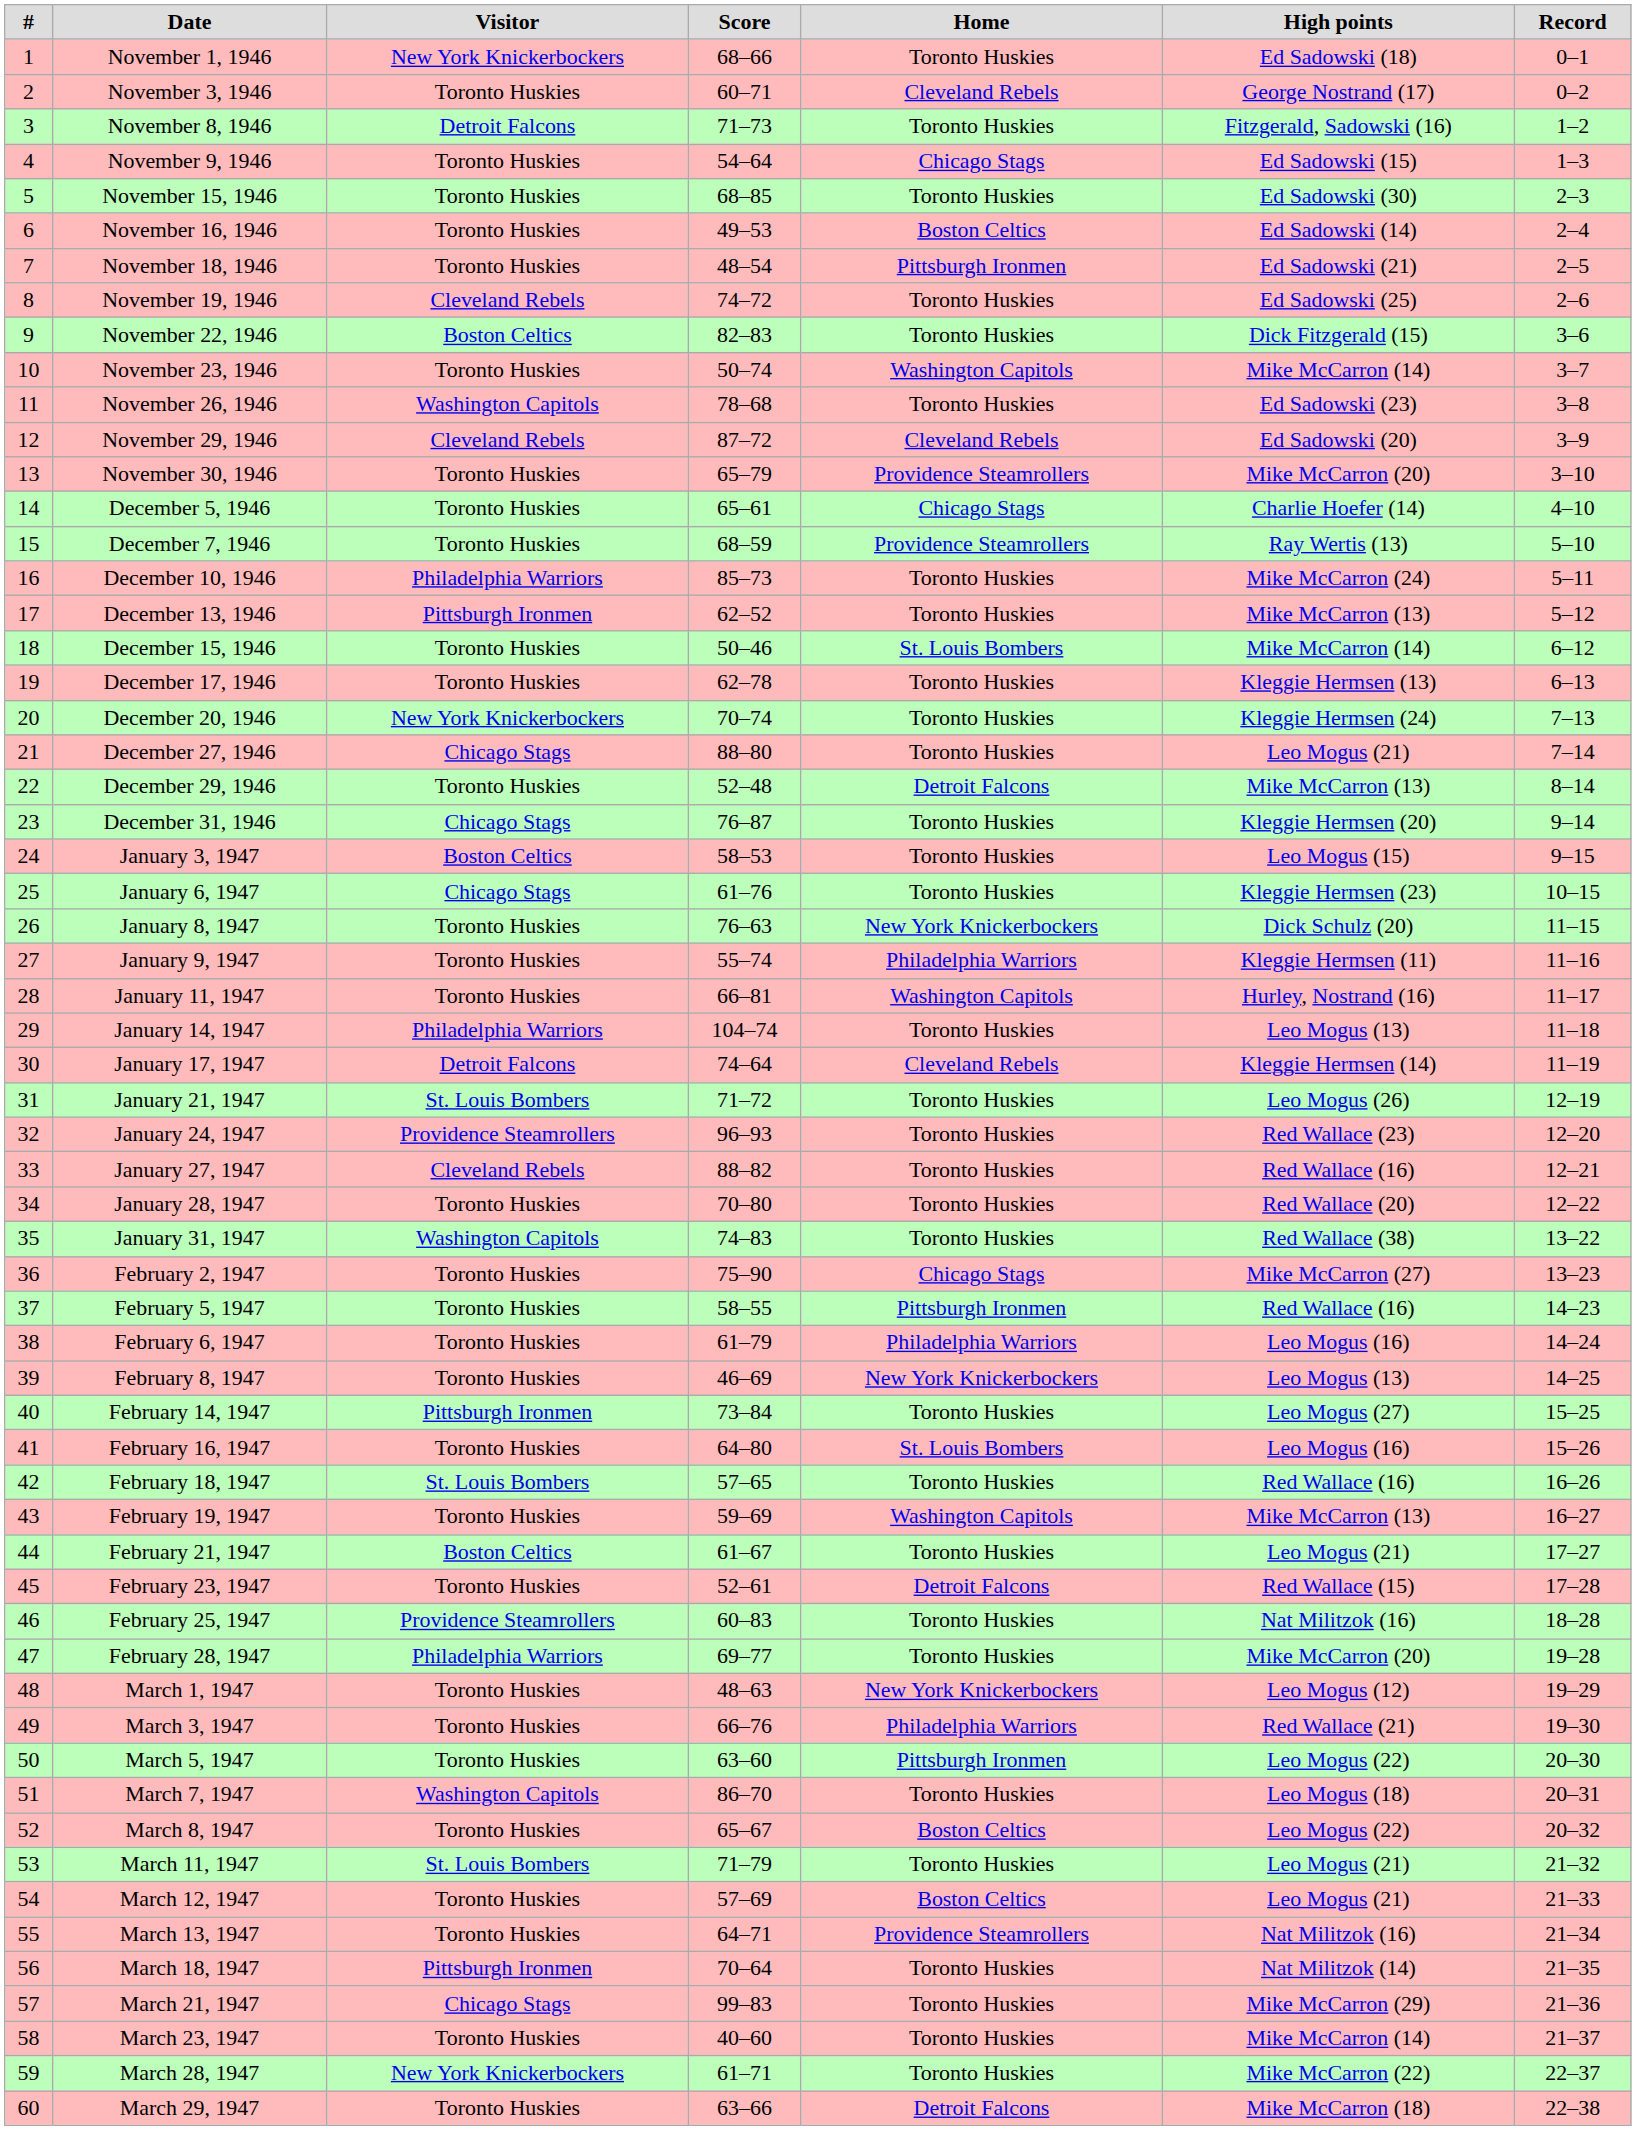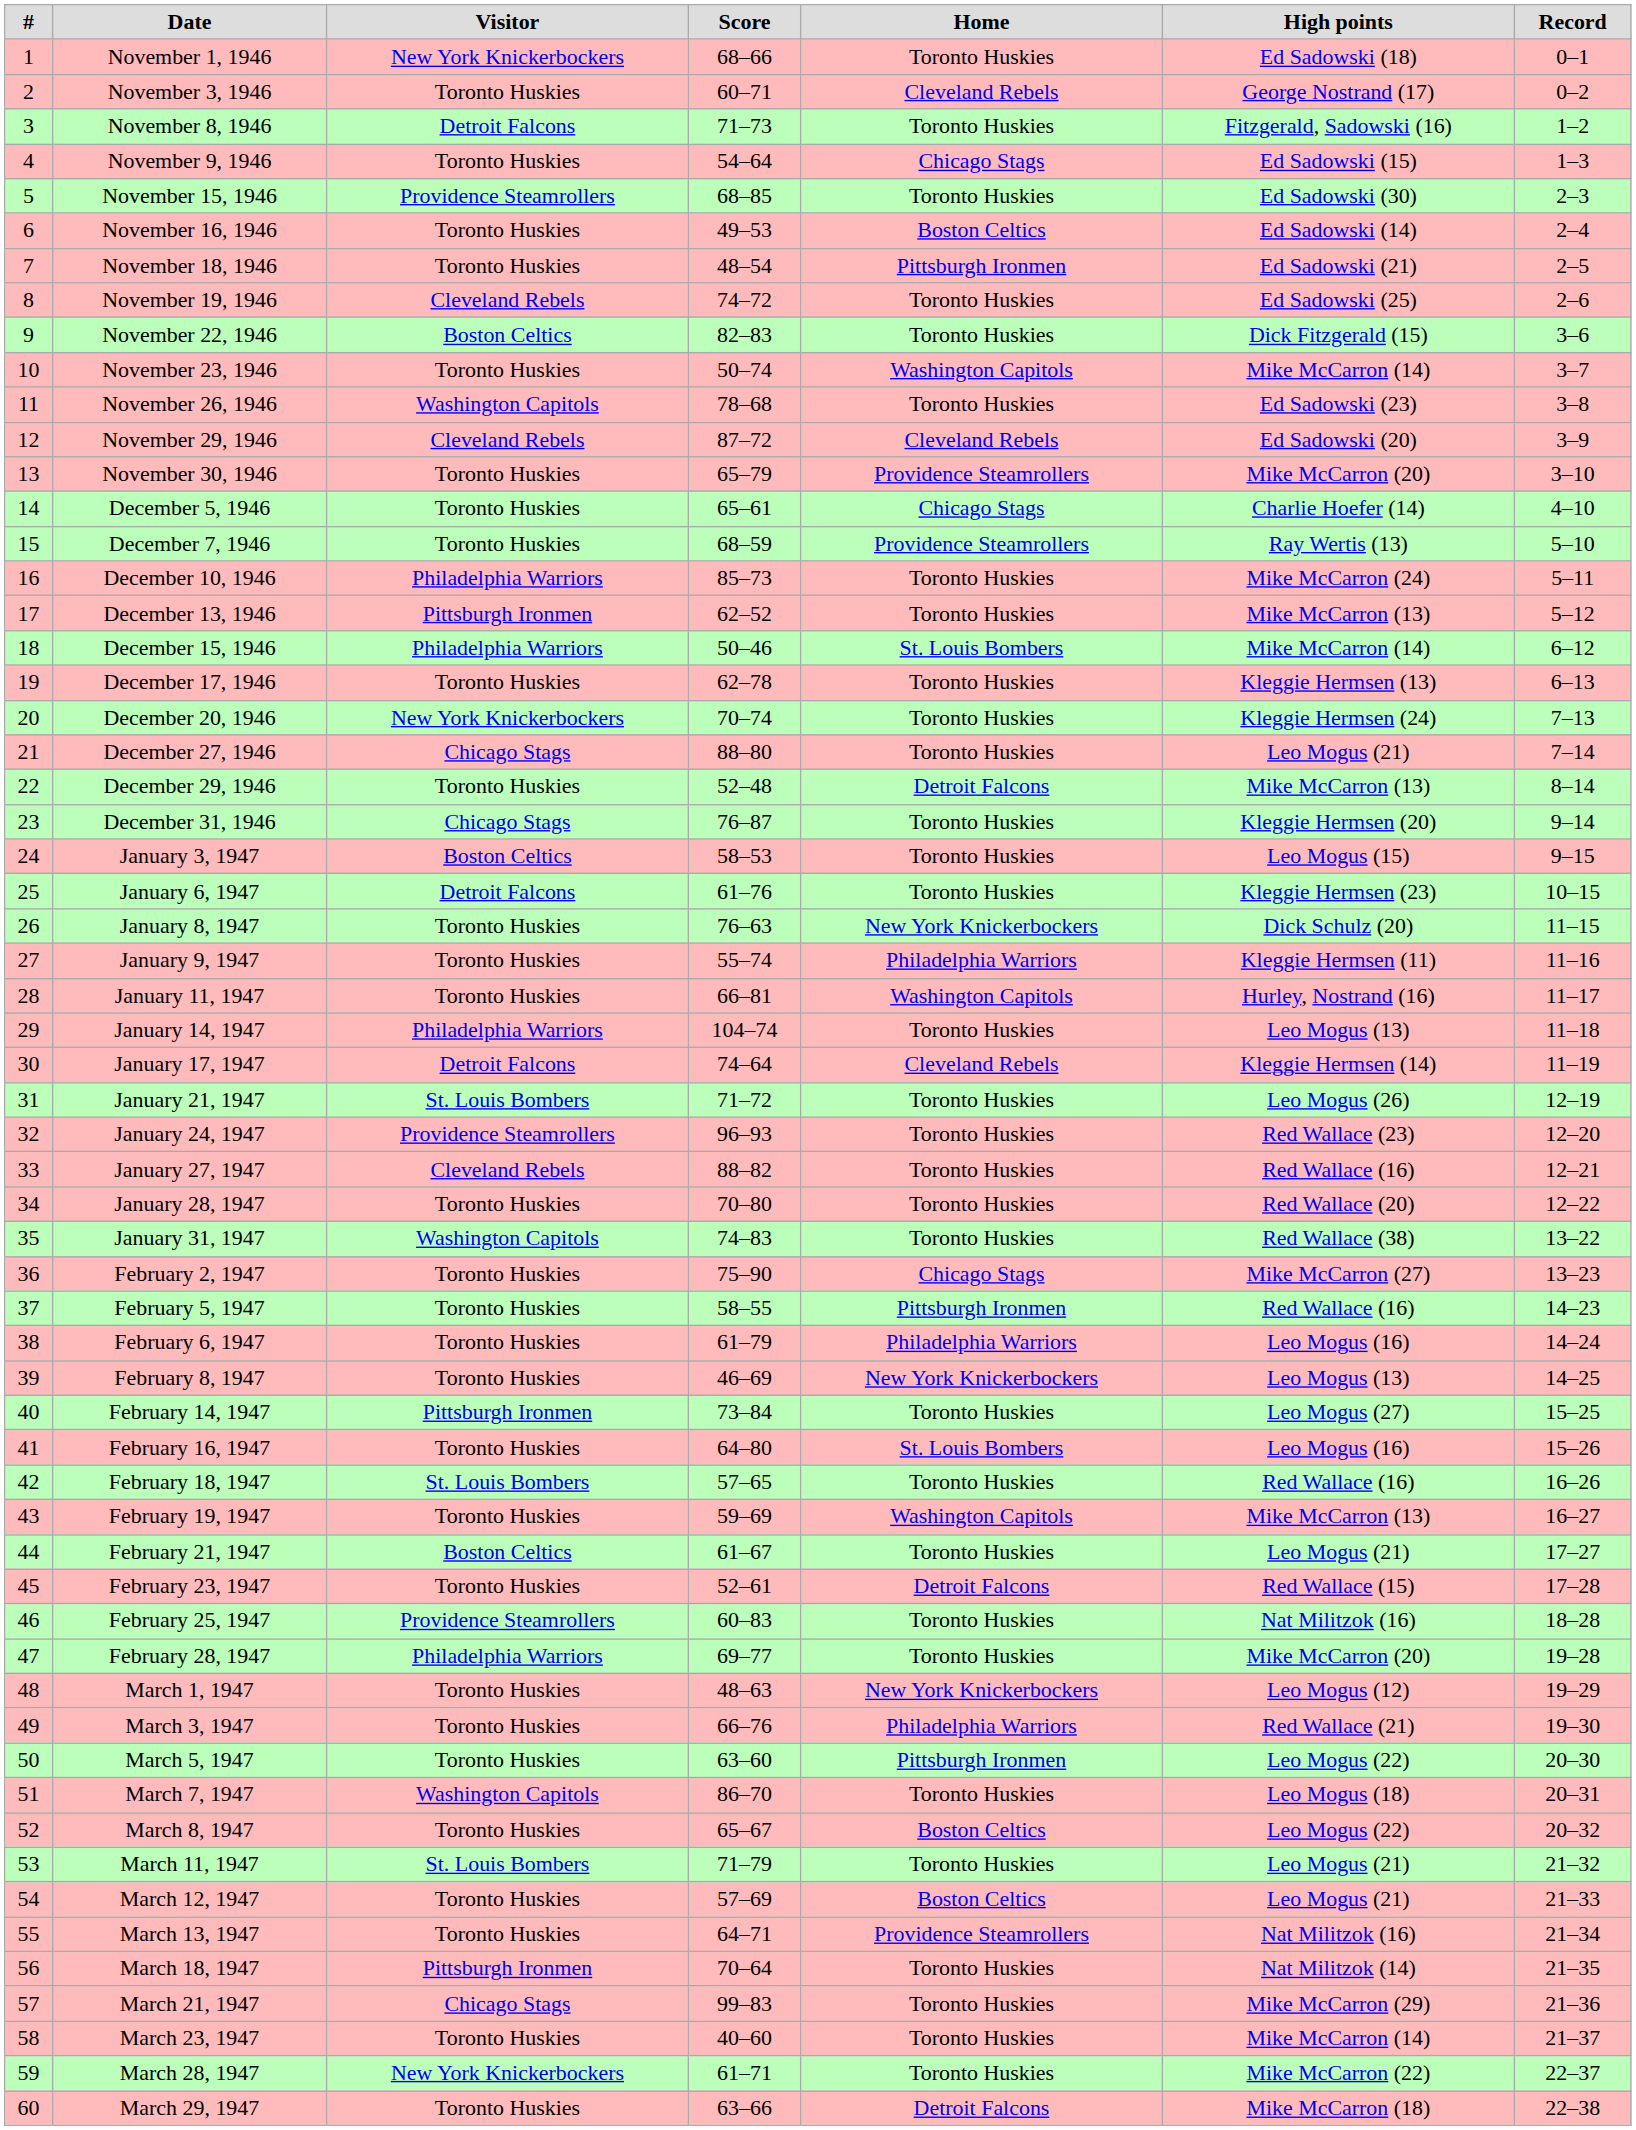(507, 195) Toronto Huskies -> (507, 195) Providence Steamrollers
(507, 647) Toronto Huskies -> (507, 647) Philadelphia Warriors
(507, 890) Chicago Stags -> (507, 890) Detroit Falcons
